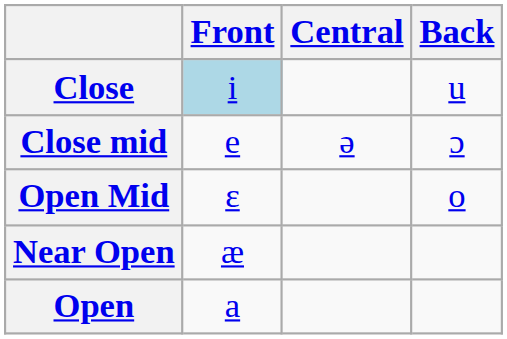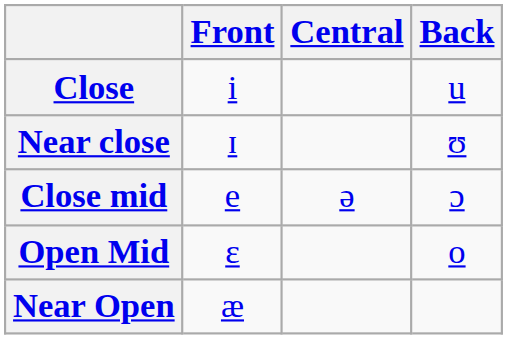(232, 86) lightblue background -> (232, 86) no background
+ row: (94, 141)
- row: (94, 305)
